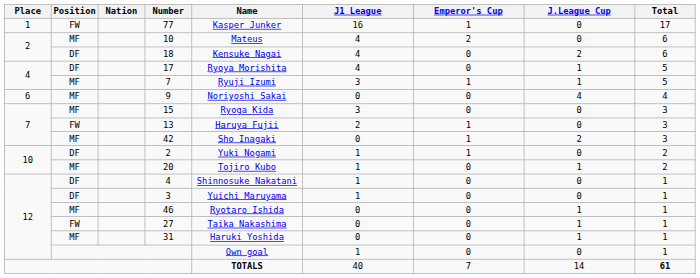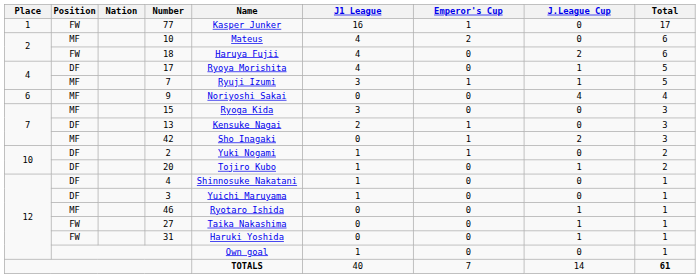(75, 54) DF -> (75, 54) FW
(247, 54) Kensuke Nagai -> (247, 54) Haruya Fujii
(75, 125) FW -> (75, 125) DF
(247, 125) Haruya Fujii -> (247, 125) Kensuke Nagai
(75, 167) MF -> (75, 167) DF
(75, 238) MF -> (75, 238) FW
